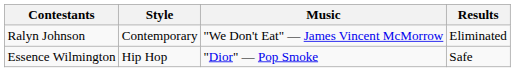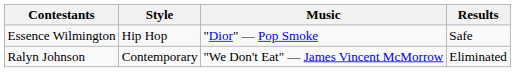rows swapped: (62, 56) <-> (46, 35)
